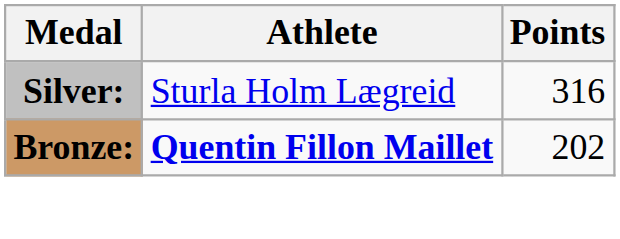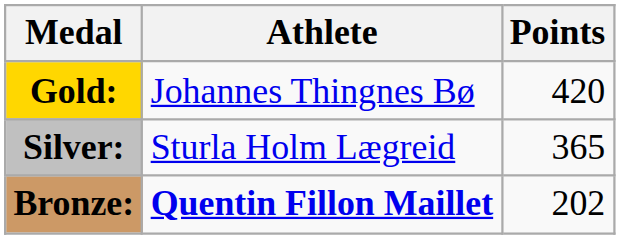+ row: (74, 89)
(578, 89) 316 -> (578, 146) 365
